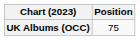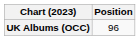(113, 27) 75 -> (113, 27) 96
